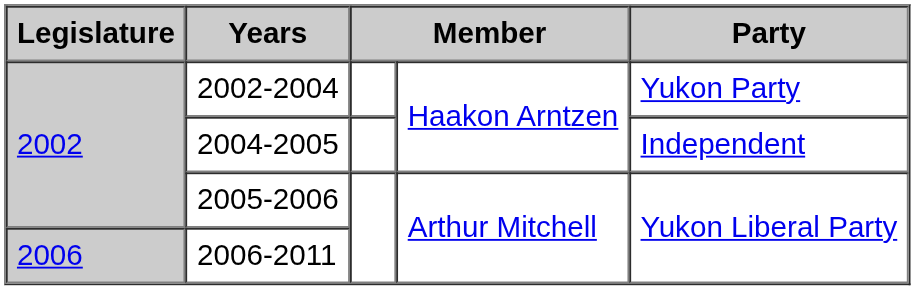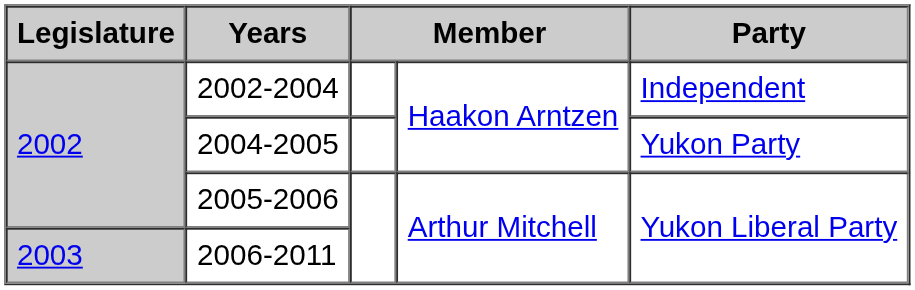(720, 88) Yukon Party -> (723, 88) Independent
(723, 144) Independent -> (720, 144) Yukon Party
(50, 255) 2006 -> (50, 255) 2003
